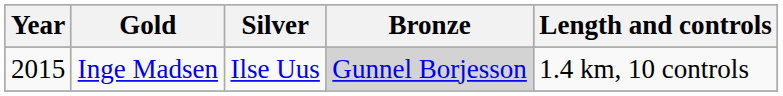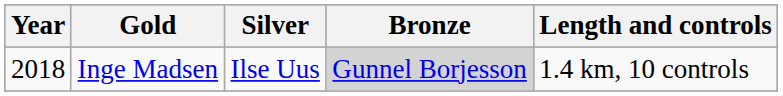(38, 68) 2015 -> (38, 68) 2018
